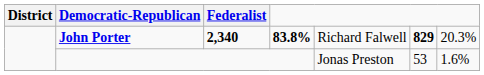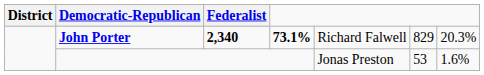(292, 37) 83.8% -> (292, 37) 73.1%
(424, 37) bold -> (424, 37) normal
